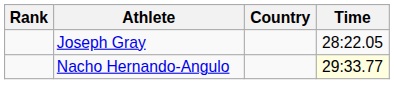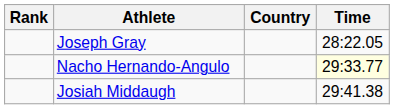+ row: (116, 92)
